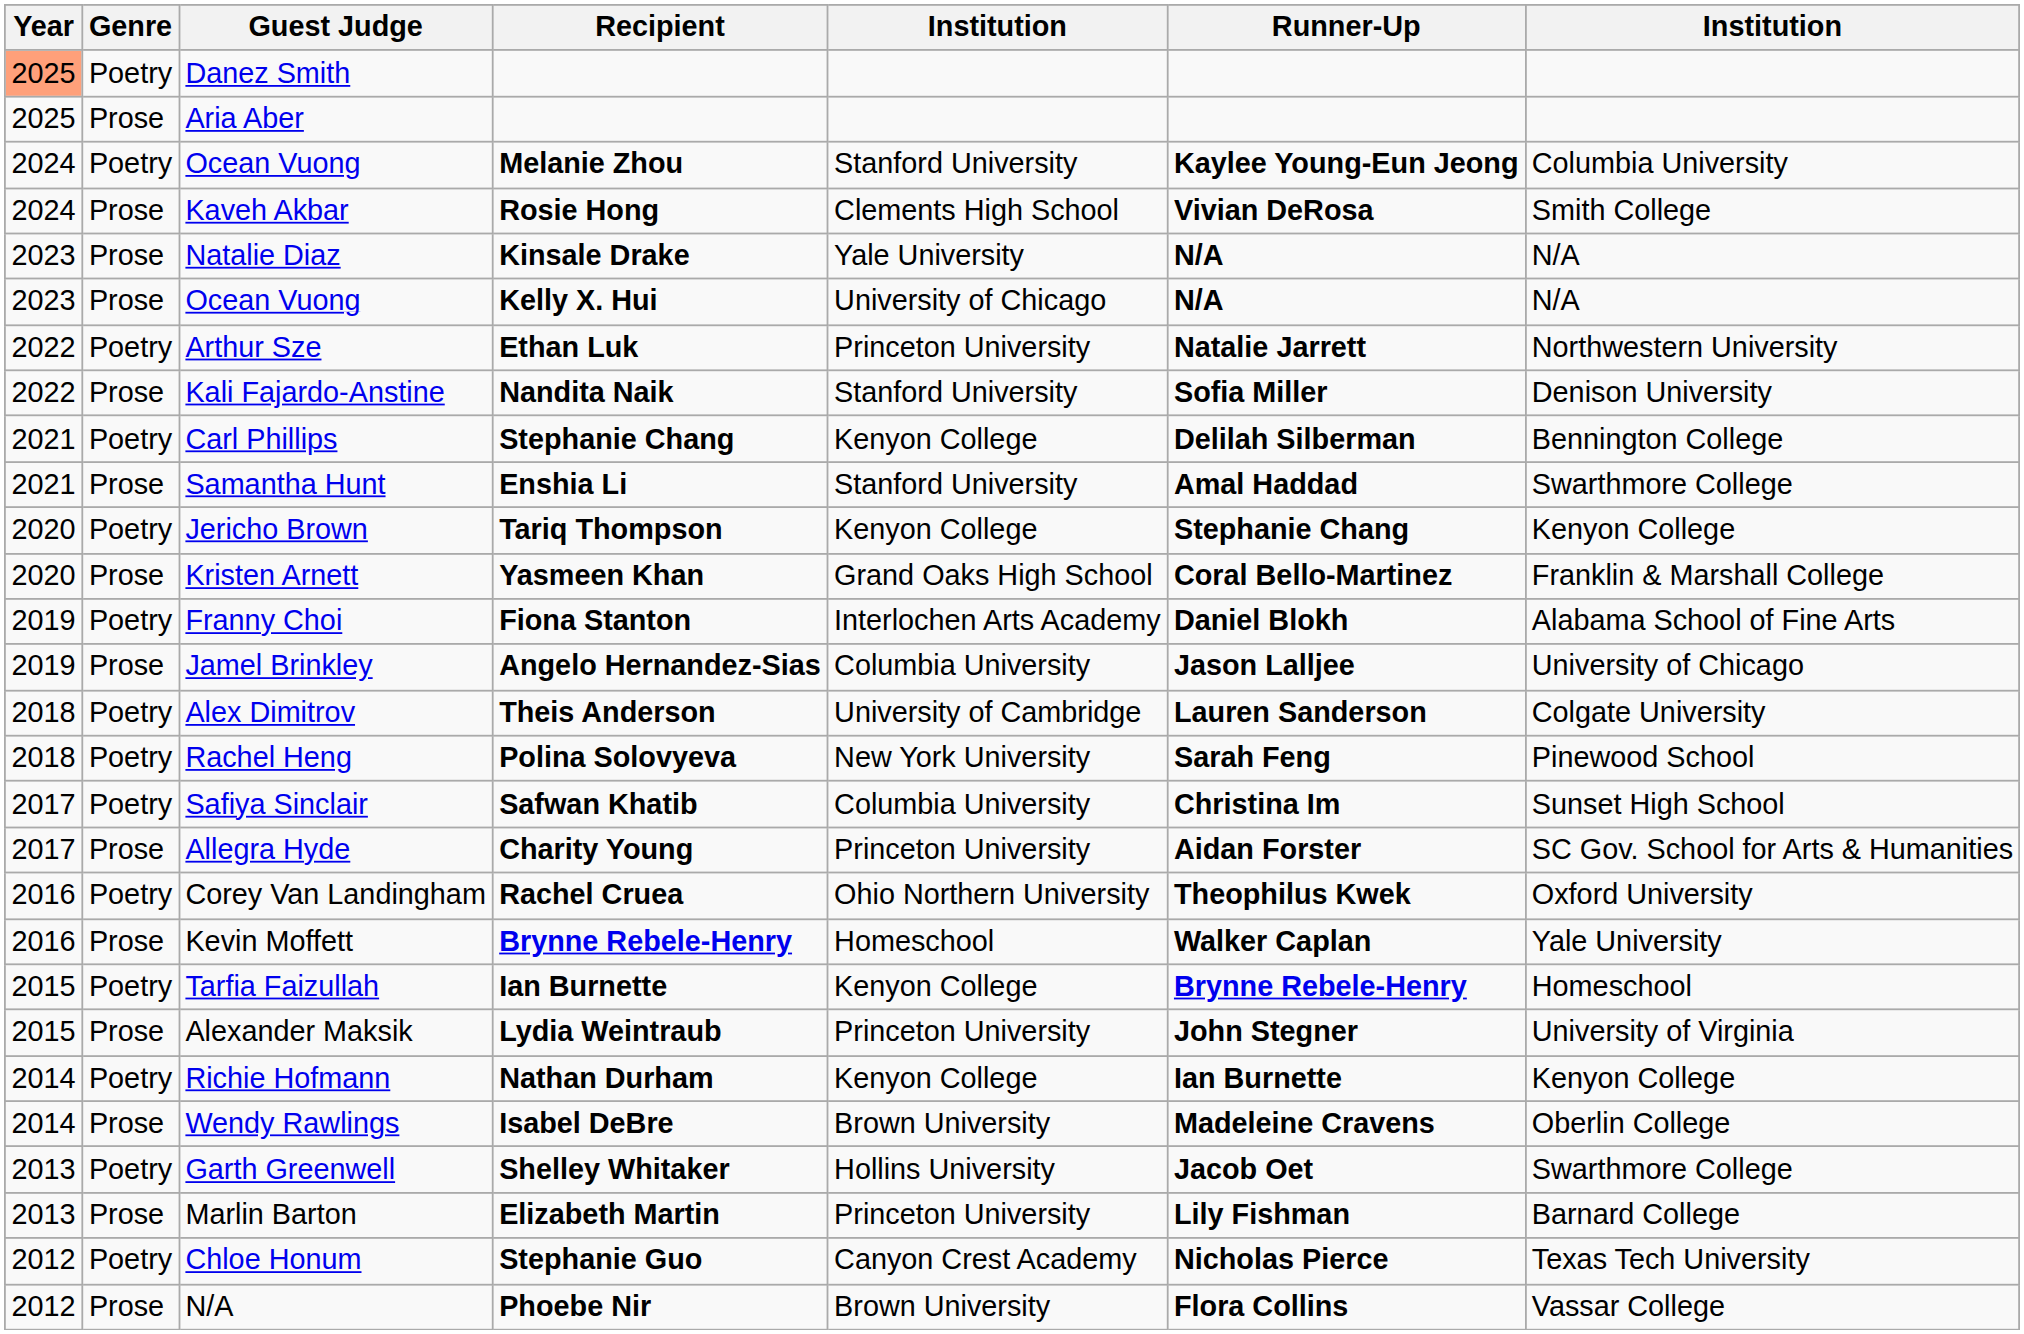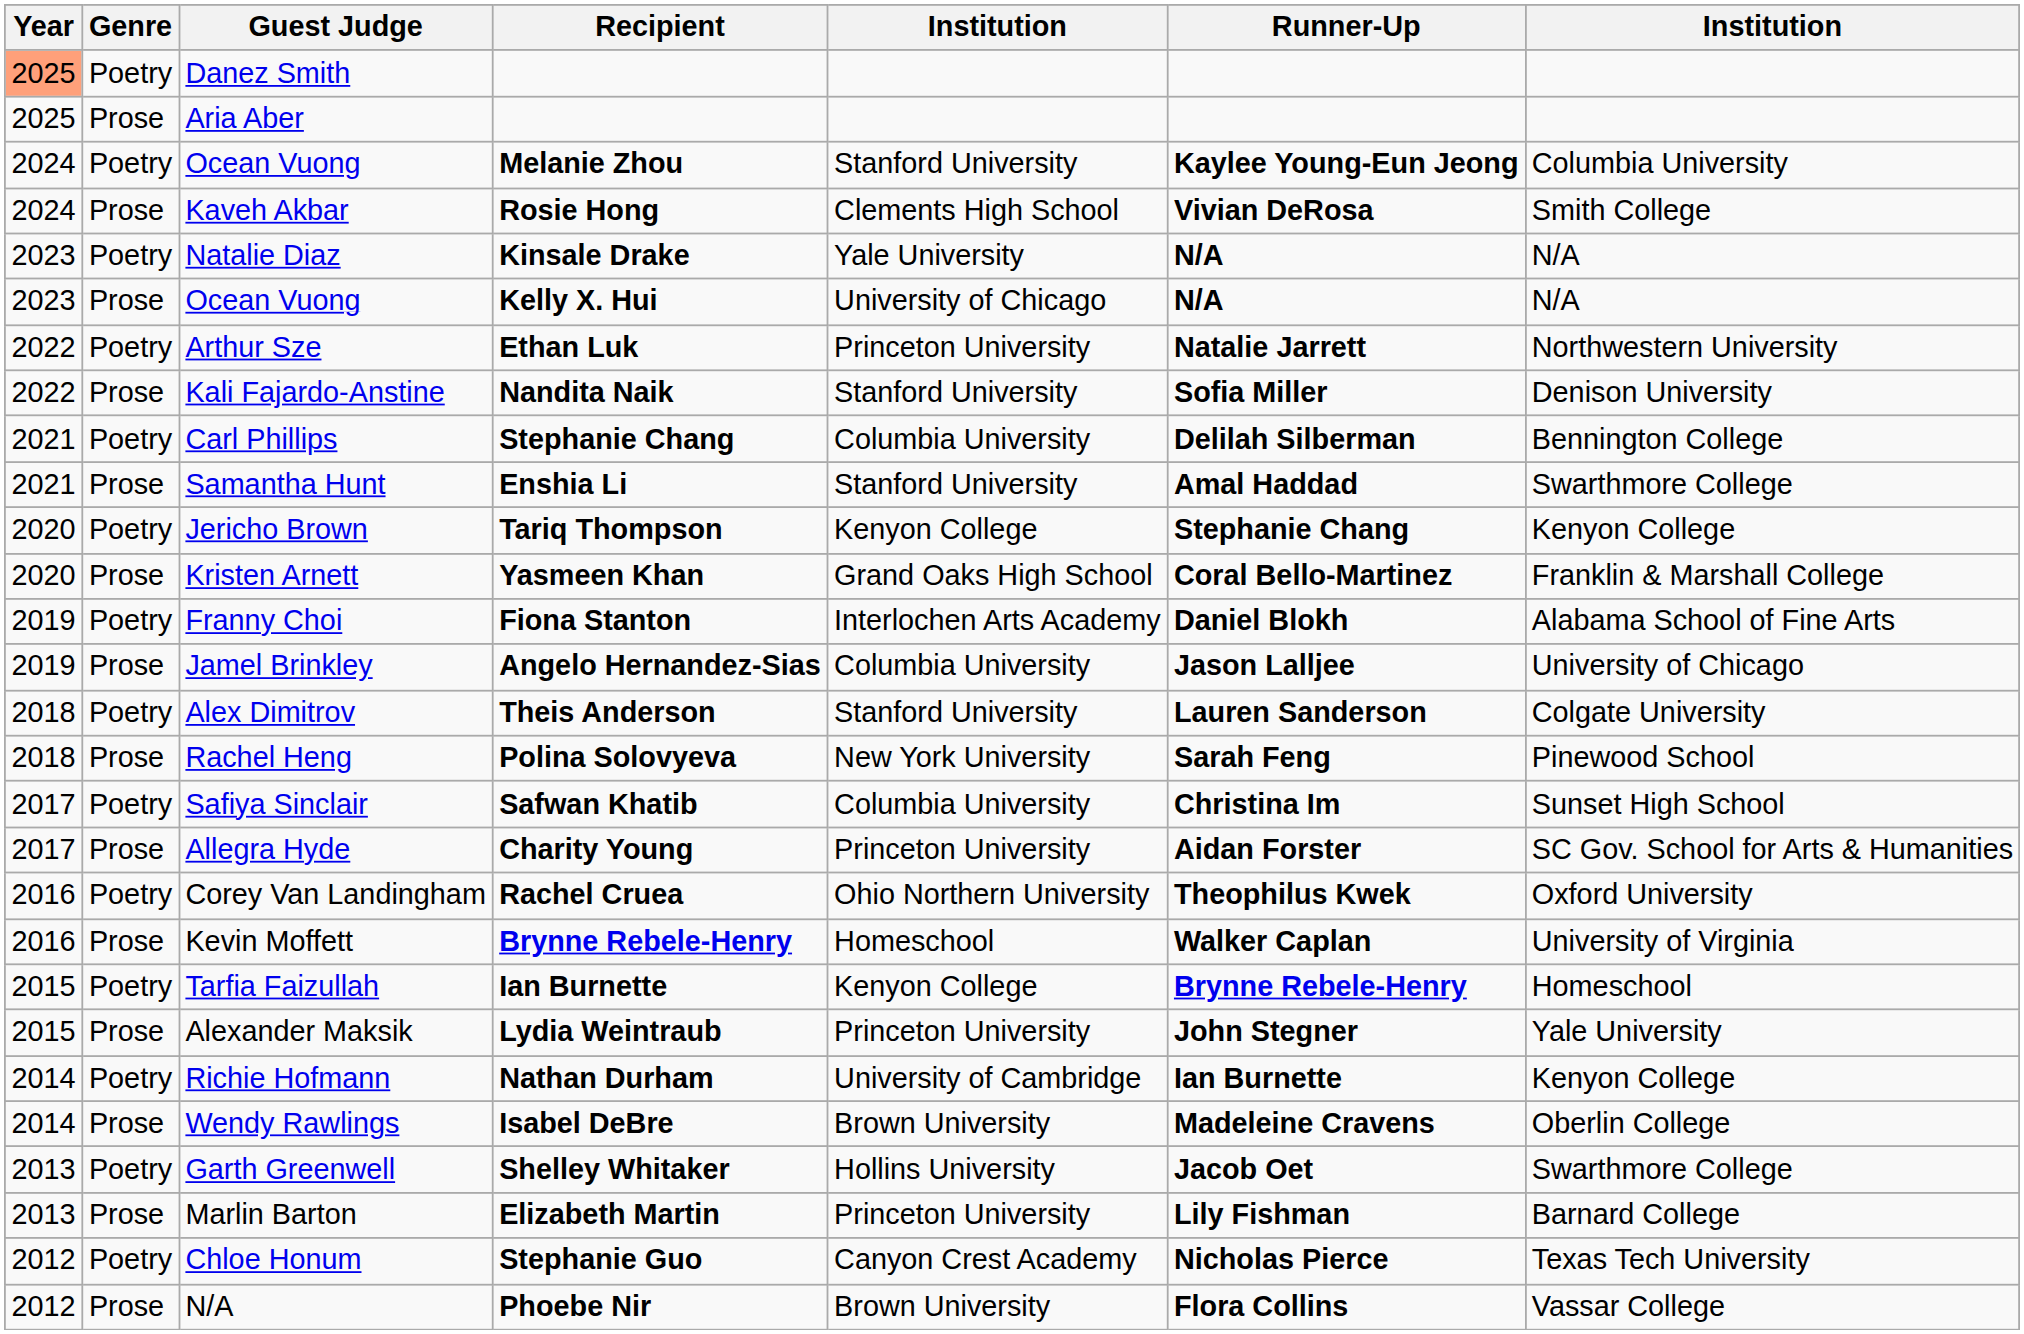(126, 255) Prose -> (131, 255) Poetry
(936, 438) Kenyon College -> (962, 438) Columbia University
(988, 712) University of Cambridge -> (956, 712) Stanford University
(131, 758) Poetry -> (126, 758) Prose
(1627, 940) Yale University -> (1663, 940) University of Virginia
(1663, 1032) University of Virginia -> (1627, 1032) Yale University
(936, 1077) Kenyon College -> (988, 1077) University of Cambridge
